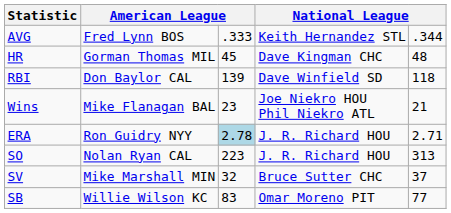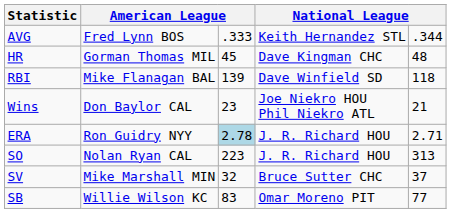(138, 78) Don Baylor CAL -> (149, 78) Mike Flanagan BAL
(149, 106) Mike Flanagan BAL -> (138, 106) Don Baylor CAL
